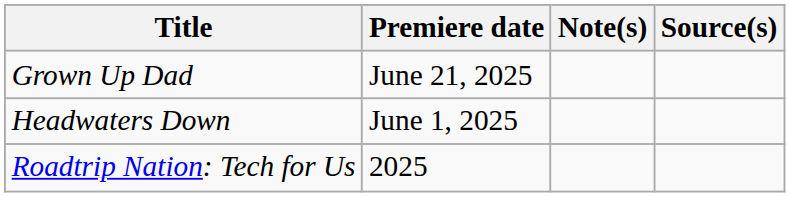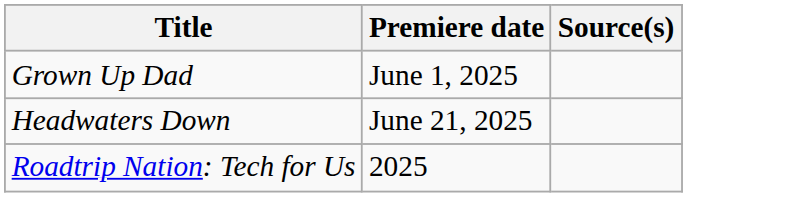- column: (603, 27)
(451, 74) June 21, 2025 -> (443, 74) June 1, 2025
(443, 120) June 1, 2025 -> (451, 120) June 21, 2025
